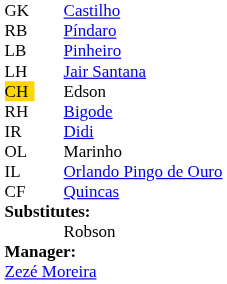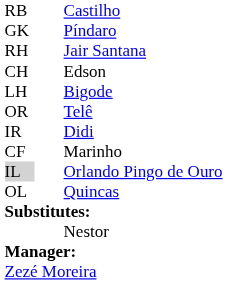(17, 10) GK -> (16, 10) RB
(16, 30) RB -> (17, 30) GK
- row: (92, 51)
(16, 71) LH -> (16, 51) RH
(16, 91) gold background -> (16, 71) no background
(16, 111) RH -> (16, 91) LH
+ row: (78, 111)
(16, 151) OL -> (15, 151) CF
(13, 171) no background -> (13, 171) lightgrey background
(15, 191) CF -> (16, 191) OL
+ row: (86, 231)
- row: (90, 231)
